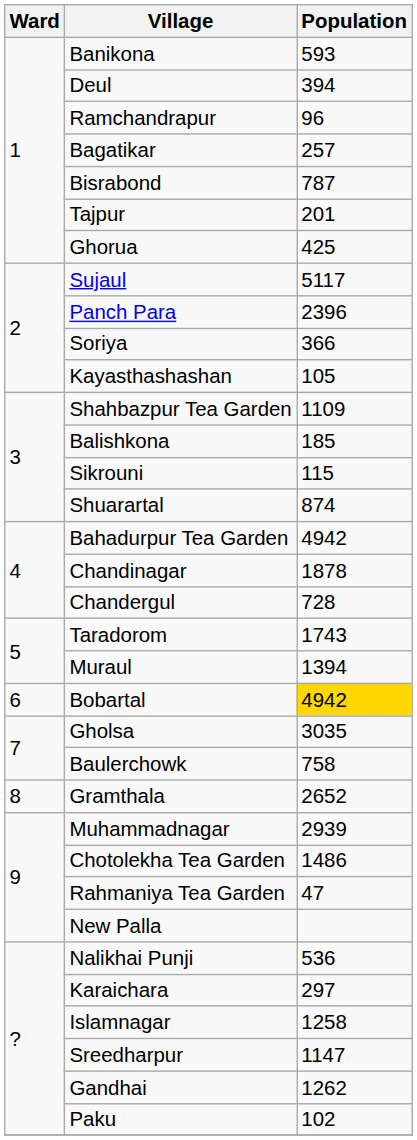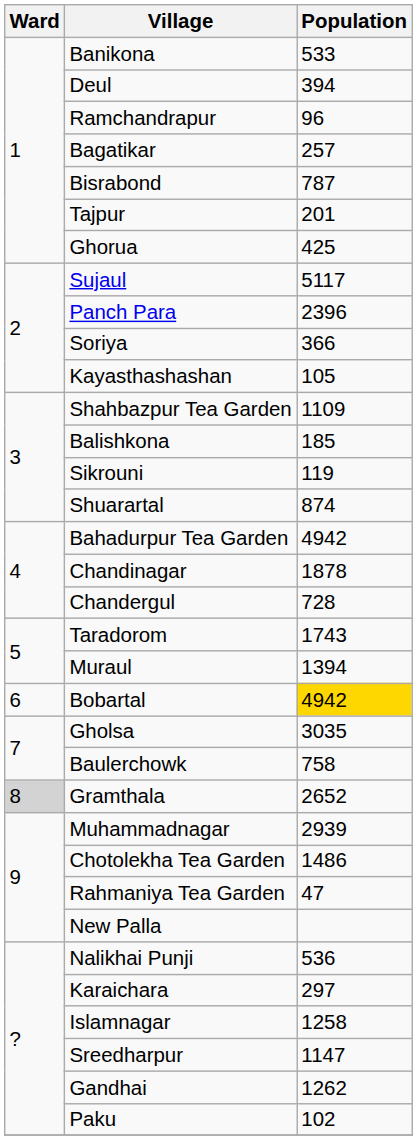(318, 54) 593 -> (318, 54) 533
(318, 474) 115 -> (318, 474) 119
(15, 797) no background -> (15, 797) lightgrey background
